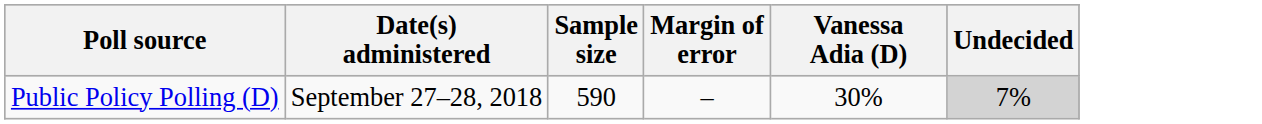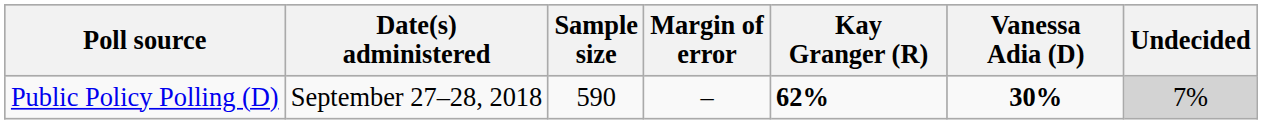+ column: (859, 40)
(859, 97) normal -> (1036, 97) bold
